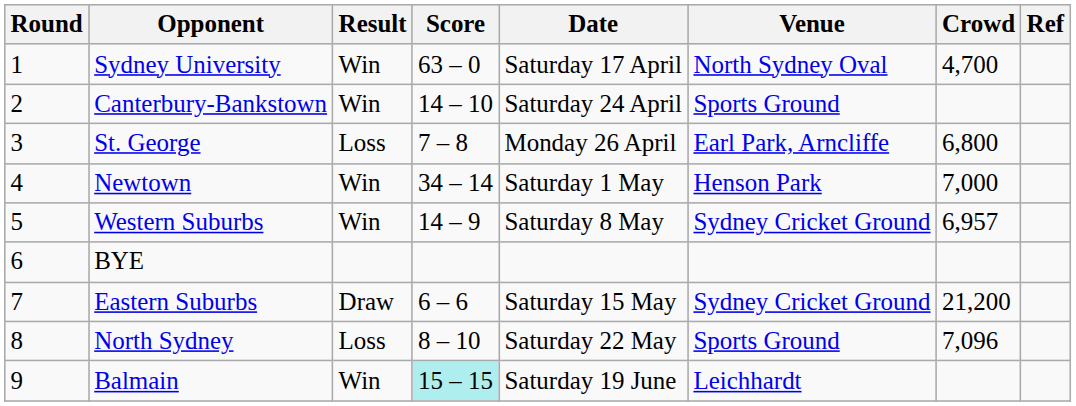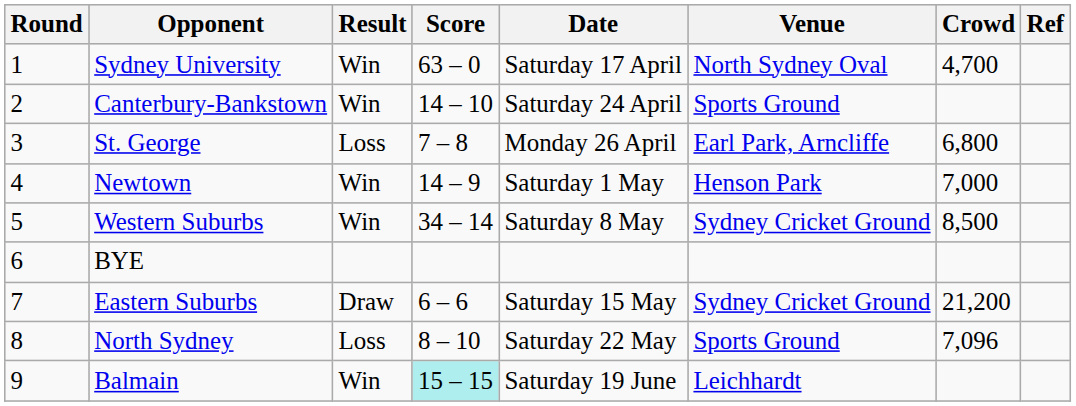(456, 182) 34 – 14 -> (449, 182) 14 – 9
(449, 222) 14 – 9 -> (456, 222) 34 – 14
(970, 222) 6,957 -> (970, 222) 8,500
